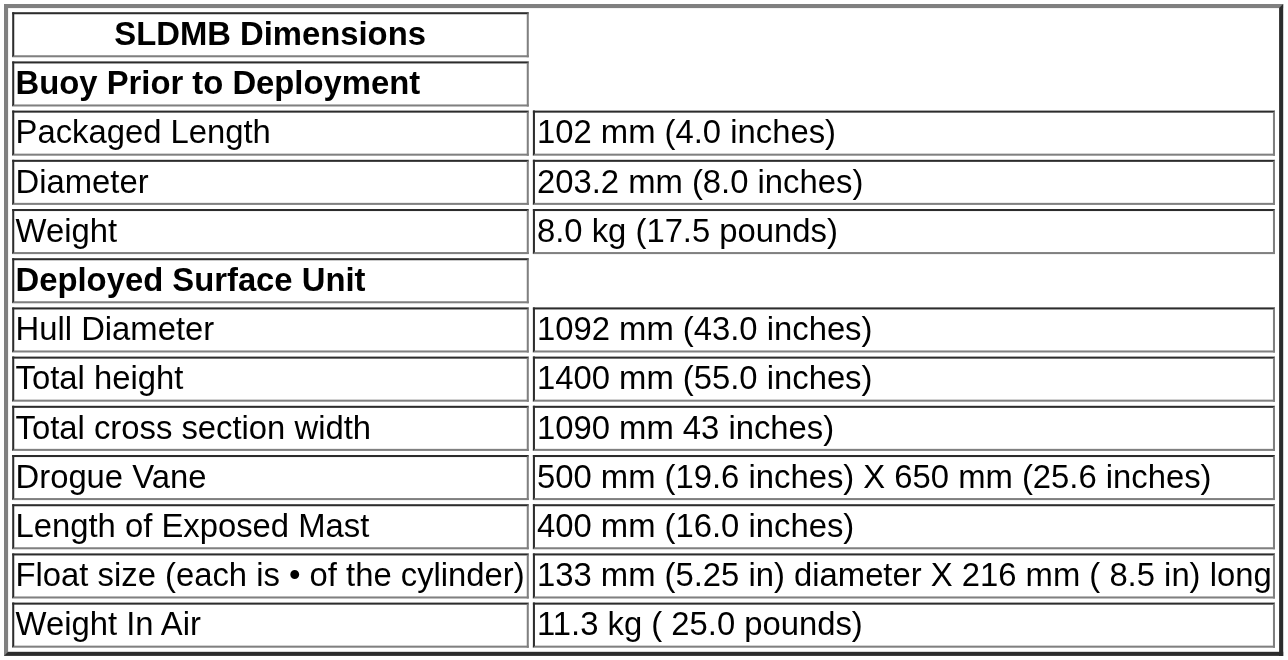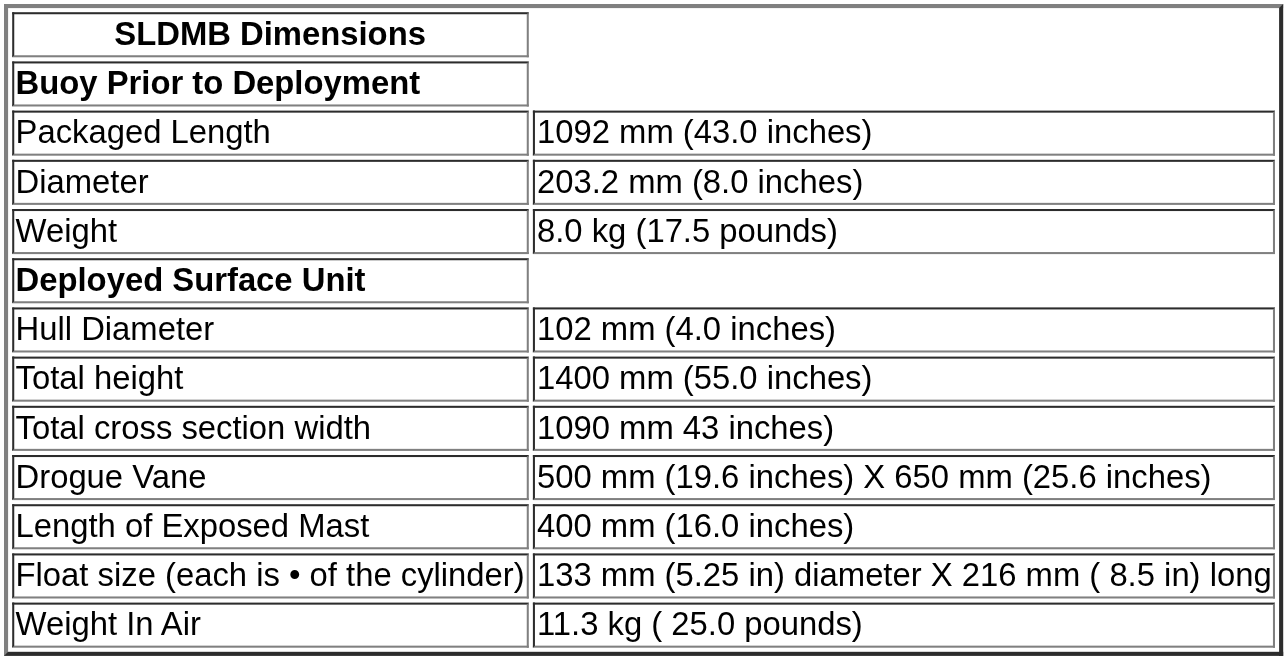(686, 132) 102 mm (4.0 inches) -> (705, 132) 1092 mm (43.0 inches)
(705, 329) 1092 mm (43.0 inches) -> (686, 329) 102 mm (4.0 inches)
